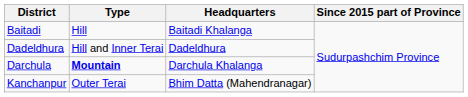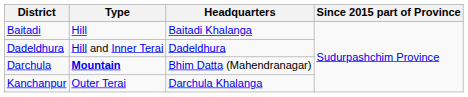(215, 65) Darchula Khalanga -> (240, 65) Bhim Datta (Mahendranagar)
(240, 83) Bhim Datta (Mahendranagar) -> (215, 83) Darchula Khalanga
